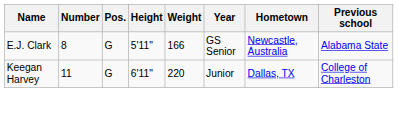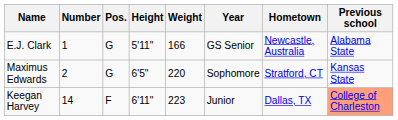(64, 46) 8 -> (65, 46) 1
+ row: (27, 73)
(66, 73) 11 -> (67, 101) 14
(108, 73) G -> (108, 101) F
(176, 73) 220 -> (177, 101) 223
(346, 73) no background -> (355, 101) lightsalmon background
